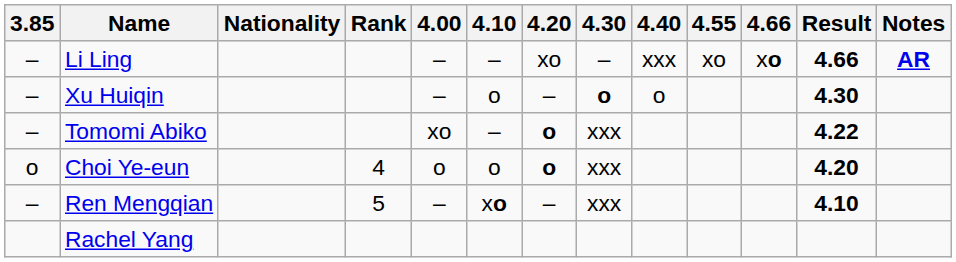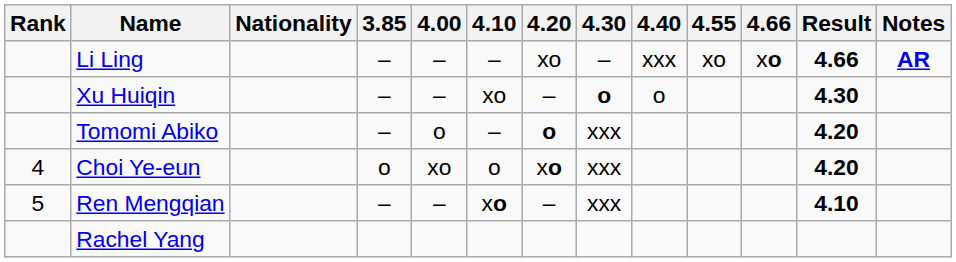columns swapped: (379, 23) <-> (32, 23)
(494, 95) o -> (494, 95) xo
(439, 131) xo -> (439, 131) o
(836, 131) 4.22 -> (836, 131) 4.20
(439, 167) o -> (439, 167) xo
(549, 167) o -> (549, 167) xo
